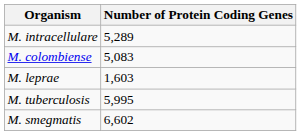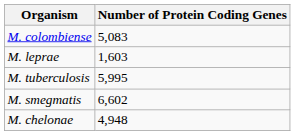- row: (53, 36)
+ row: (40, 120)
